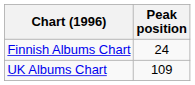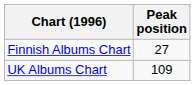(162, 49) 24 -> (162, 49) 27
